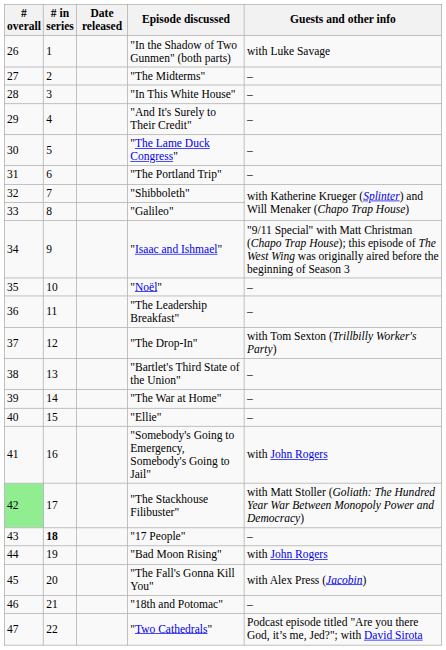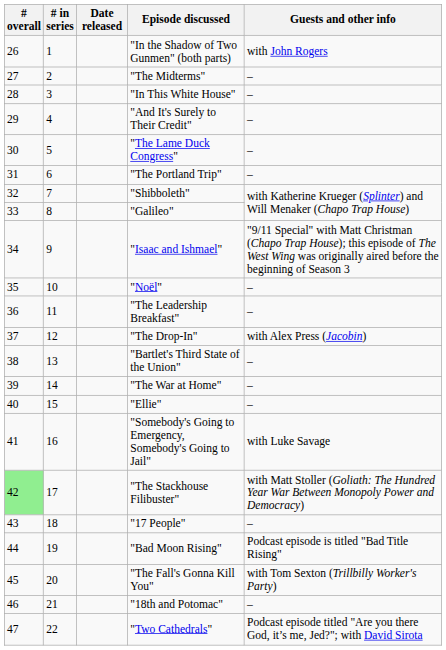(289, 51) with Luke Savage -> (287, 51) with John Rogers
(332, 343) with Tom Sexton (Trillbilly Worker's Party) -> (307, 336) with Alex Press (Jacobin)
(287, 454) with John Rogers -> (289, 442) with Luke Savage
(52, 536) bold -> (52, 523) normal
(287, 555) with John Rogers -> (328, 548) Podcast episode is titled "Bad Title Rising"
(307, 579) with Alex Press (Jacobin) -> (332, 579) with Tom Sexton (Trillbilly Worker's Party)
